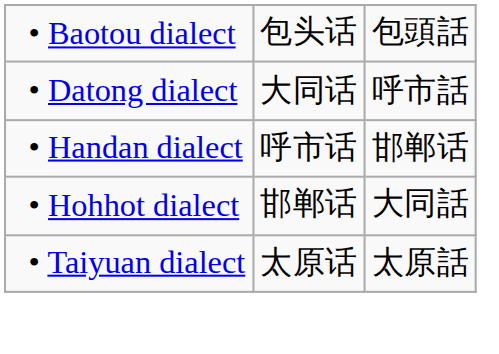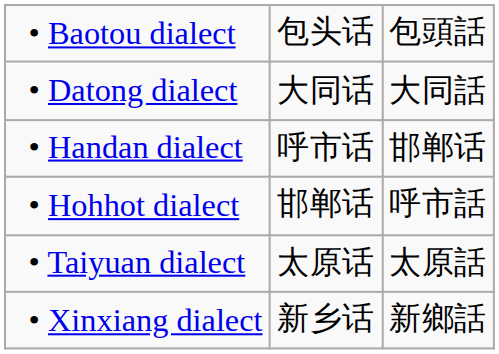(421, 89) 呼市話 -> (438, 89) 大同話
(421, 204) 大同話 -> (438, 204) 呼市話
+ row: (137, 319)
